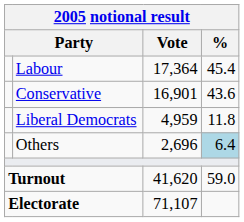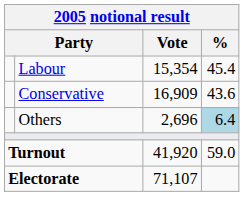(175, 68) 17,364 -> (175, 68) 15,354
(175, 94) 16,901 -> (175, 94) 16,909
- row: (76, 119)
(175, 178) 41,620 -> (175, 152) 41,920
